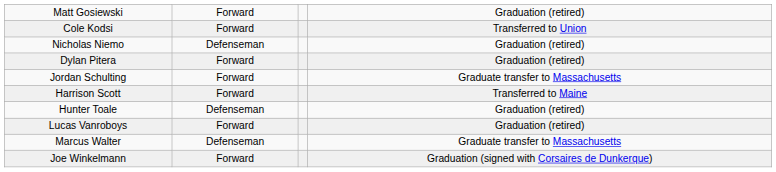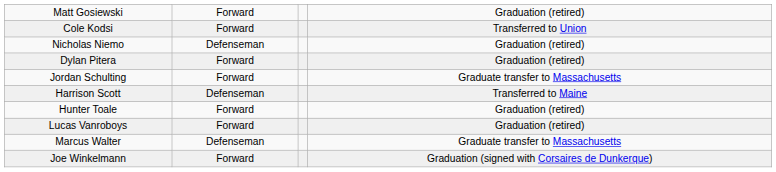(235, 93) Forward -> (235, 93) Defenseman
(235, 110) Defenseman -> (235, 110) Forward
